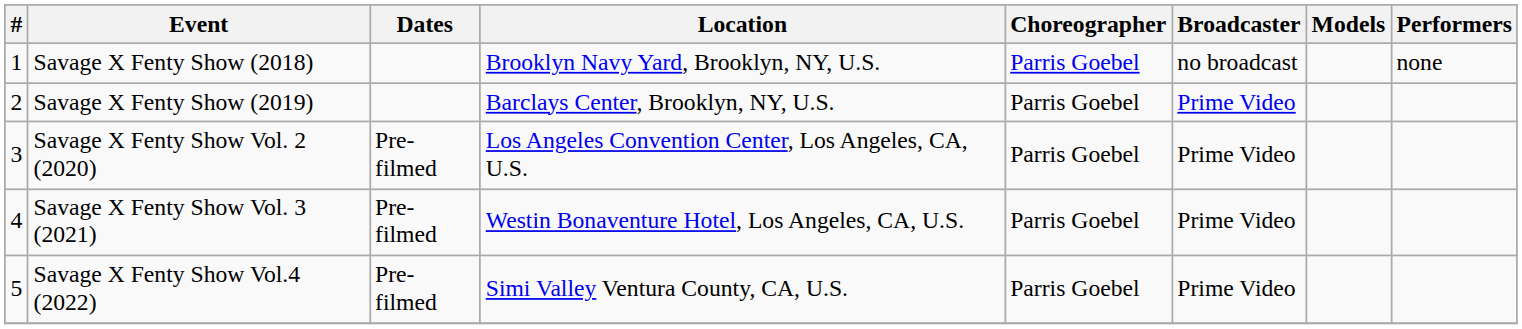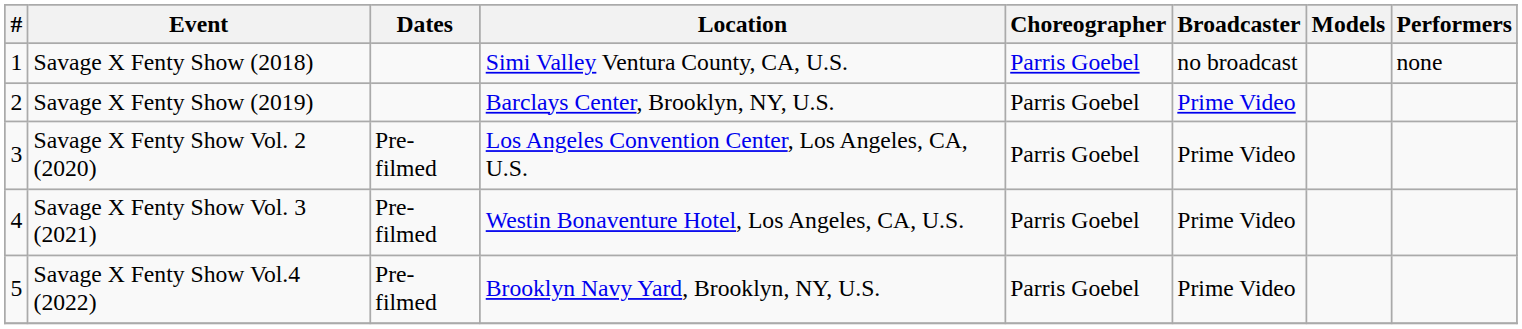(683, 62) Brooklyn Navy Yard, Brooklyn, NY, U.S. -> (667, 62) Simi Valley Ventura County, CA, U.S.
(667, 288) Simi Valley Ventura County, CA, U.S. -> (683, 288) Brooklyn Navy Yard, Brooklyn, NY, U.S.
